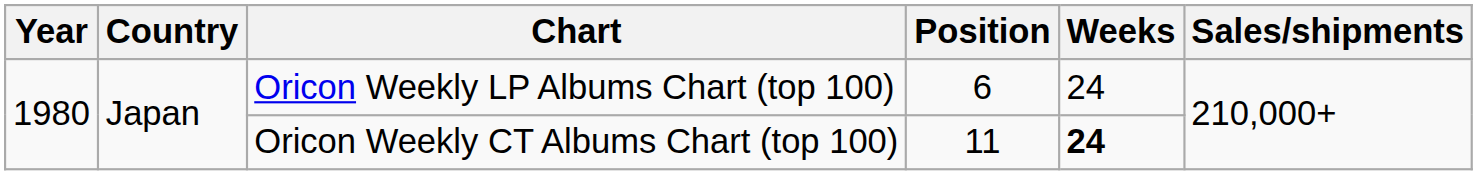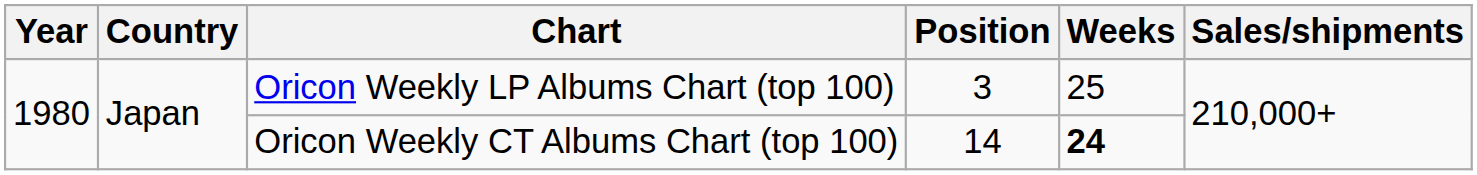(982, 86) 6 -> (982, 86) 3
(1086, 86) 24 -> (1086, 86) 25
(982, 141) 11 -> (982, 141) 14
